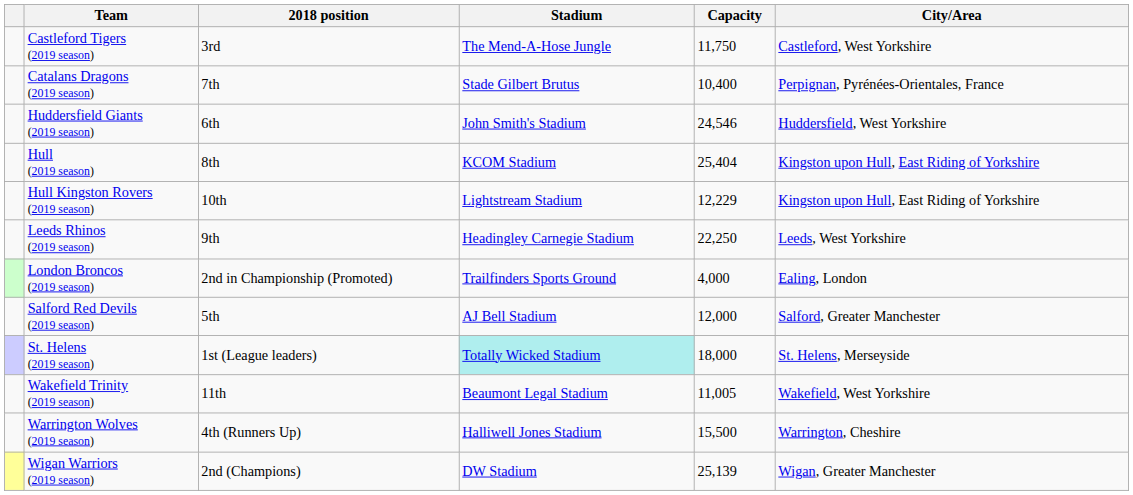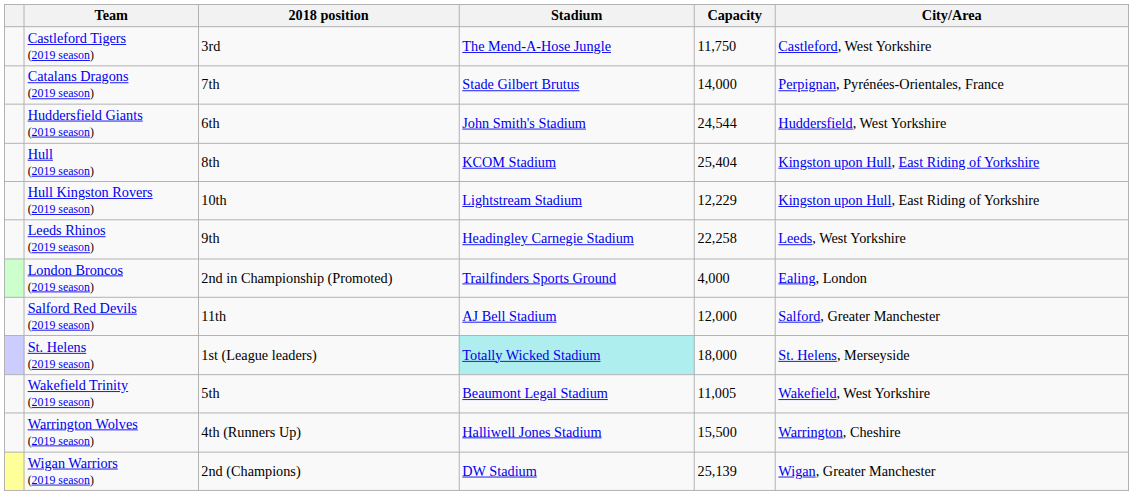(717, 84) 10,400 -> (717, 84) 14,000
(717, 123) 24,546 -> (717, 123) 24,544
(717, 239) 22,250 -> (717, 239) 22,258
(210, 316) 5th -> (214, 316) 11th
(214, 393) 11th -> (210, 393) 5th
